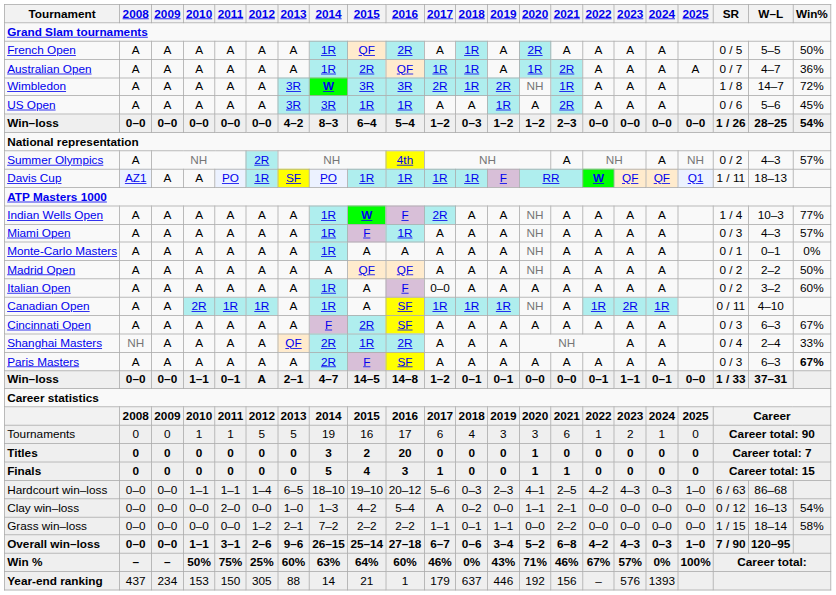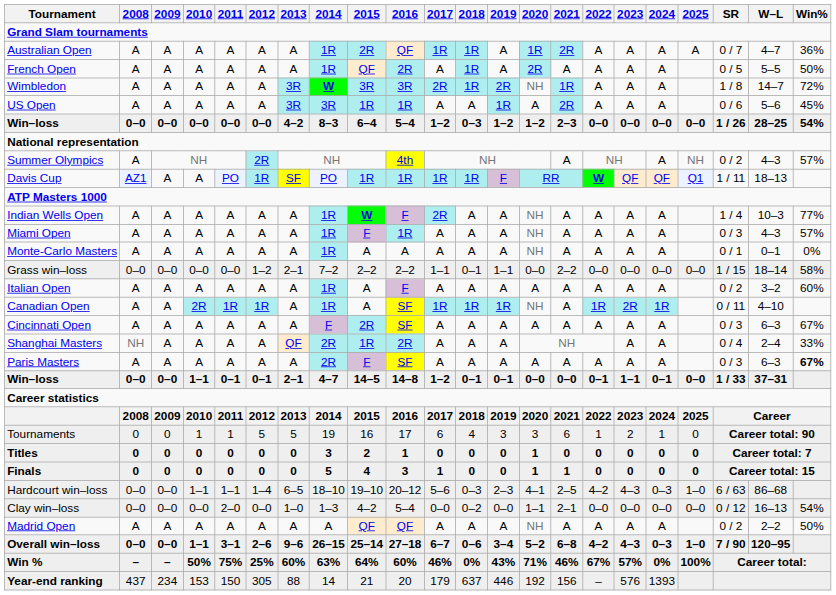rows swapped: (49, 68) <-> (42, 50)
rows swapped: (41, 269) <-> (47, 526)
(440, 288) 0–0 -> (440, 288) A
(262, 379) A -> (262, 379) 0–1
(405, 452) 20 -> (405, 452) 1
(440, 507) A -> (440, 507) 0–0
(405, 581) 1 -> (405, 581) 20
